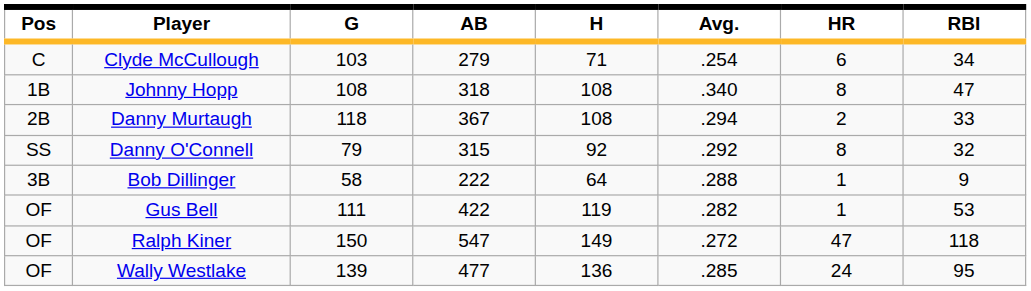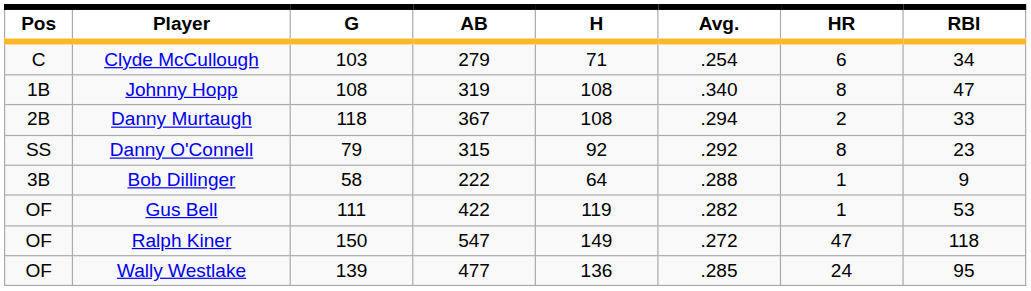(474, 89) 318 -> (474, 89) 319
(964, 149) 32 -> (964, 149) 23
